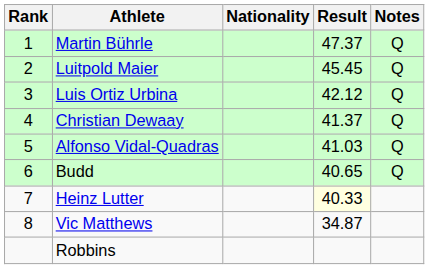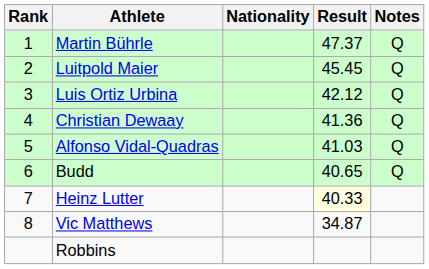(342, 120) 41.37 -> (342, 120) 41.36
